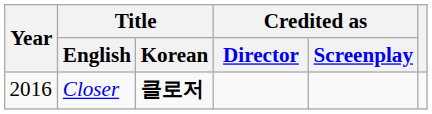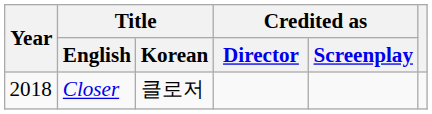(31, 90) 2016 -> (31, 90) 2018
(172, 89) bold -> (172, 89) normal
